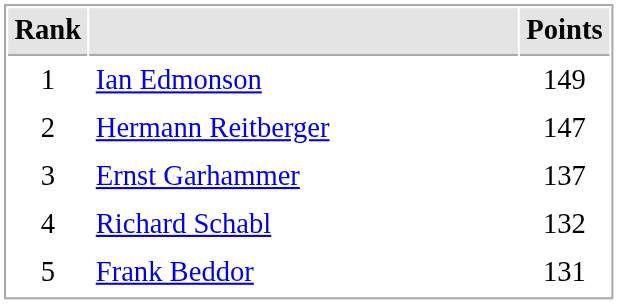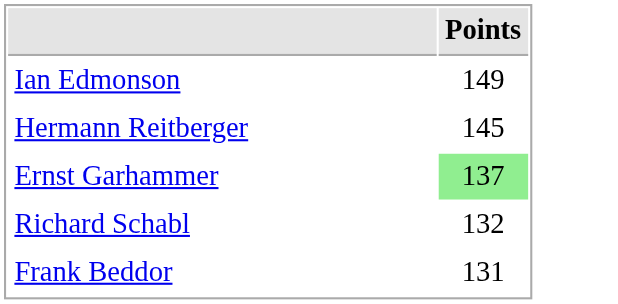- column: (48, 30)
(564, 128) 147 -> (483, 128) 145
(564, 176) no background -> (483, 176) lightgreen background
